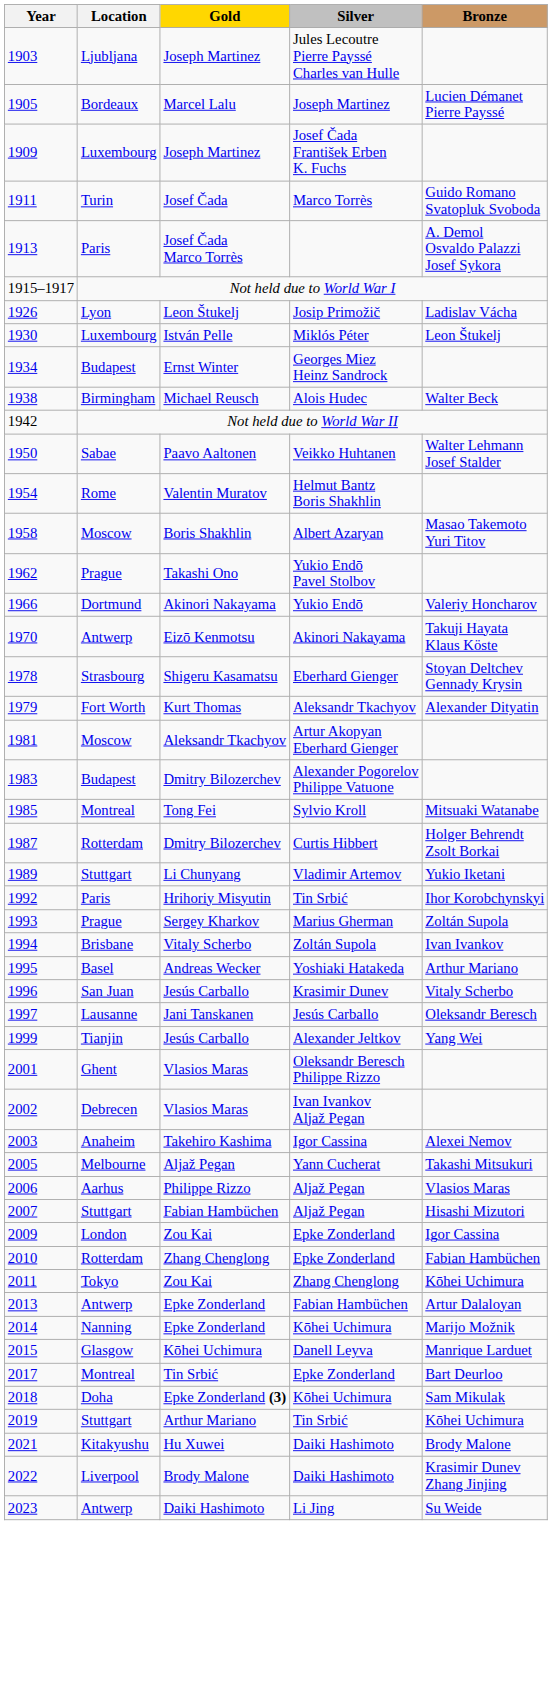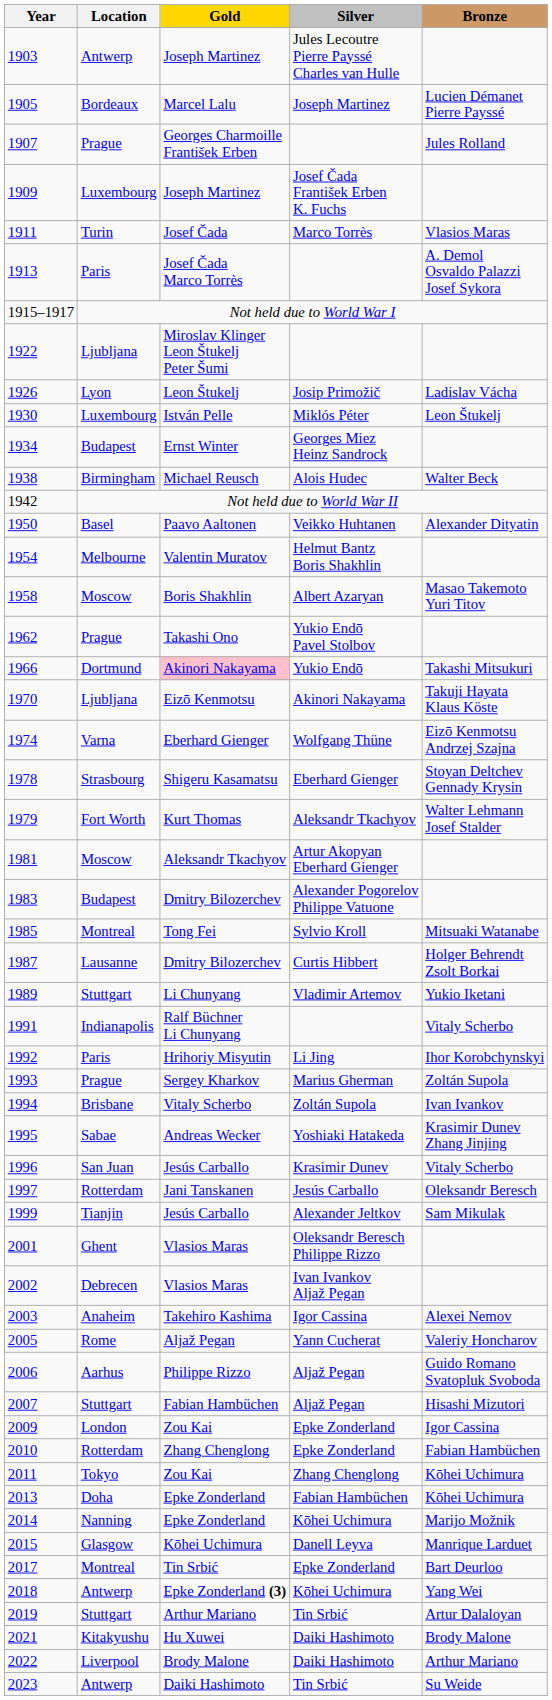(109, 56) Ljubljana -> (107, 56) Antwerp
+ row: (23, 144)
(483, 200) Guido Romano Svatopluk Svoboda -> (468, 232) Vlasios Maras
+ row: (23, 351)
(98, 453) Sabae -> (97, 525) Basel
(474, 453) Walter Lehmann Josef Stalder -> (482, 525) Alexander Dityatin
(98, 493) Rome -> (113, 556) Melbourne
(220, 604) no background -> (220, 668) pink background
(481, 604) Valeriy Honcharov -> (479, 668) Takashi Mitsukuri
(107, 636) Antwerp -> (109, 699) Ljubljana
+ row: (23, 739)
(482, 708) Alexander Dityatin -> (474, 819) Walter Lehmann Josef Stalder
(112, 842) Rotterdam -> (109, 962) Lausanne
+ row: (23, 1025)
(320, 897) Tin Srbić -> (314, 1057) Li Jing
(97, 967) Basel -> (98, 1135) Sabae
(472, 967) Arthur Mariano -> (473, 1135) Krasimir Dunev Zhang Jinjing
(109, 1014) Lausanne -> (112, 1190) Rotterdam
(454, 1037) Yang Wei -> (465, 1214) Sam Mikulak
(113, 1164) Melbourne -> (98, 1340) Rome
(479, 1164) Takashi Mitsukuri -> (481, 1340) Valeriy Honcharov
(468, 1187) Vlasios Maras -> (483, 1372) Guido Romano Svatopluk Svoboda
(107, 1304) Antwerp -> (97, 1497) Doha
(473, 1304) Artur Dalaloyan -> (475, 1497) Kōhei Uchimura
(97, 1397) Doha -> (107, 1590) Antwerp
(465, 1397) Sam Mikulak -> (454, 1590) Yang Wei
(475, 1421) Kōhei Uchimura -> (473, 1613) Artur Dalaloyan
(473, 1476) Krasimir Dunev Zhang Jinjing -> (472, 1660) Arthur Mariano
(314, 1507) Li Jing -> (320, 1684) Tin Srbić
